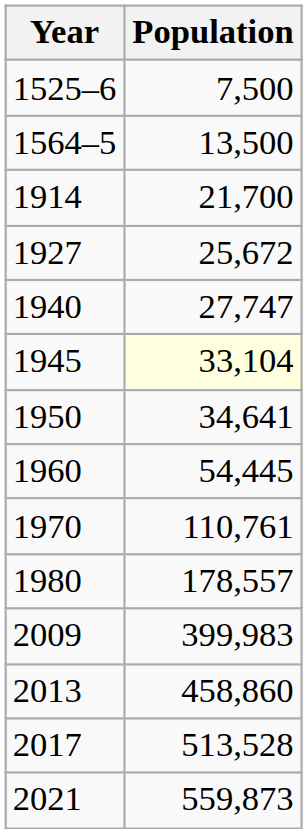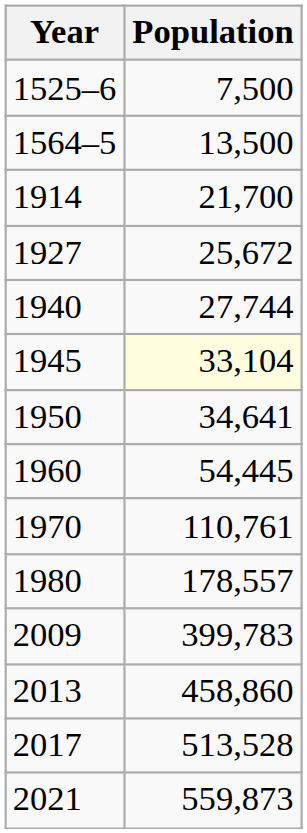(246, 306) 27,747 -> (246, 306) 27,744
(237, 635) 399,983 -> (237, 635) 399,783
